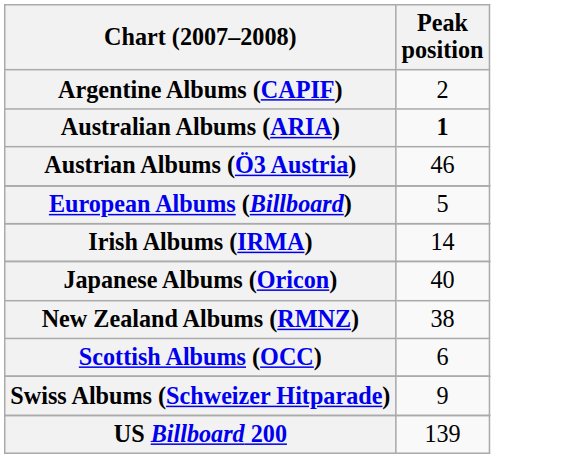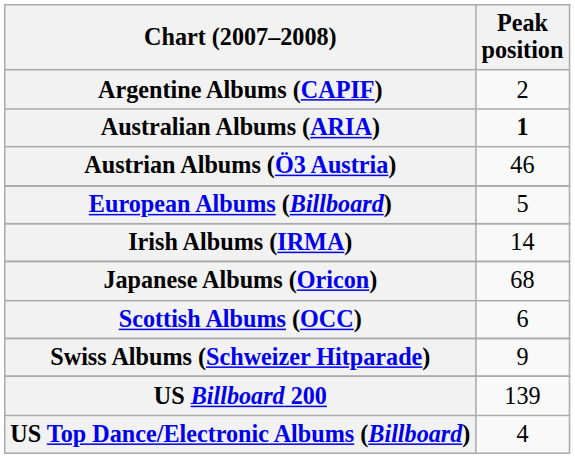(443, 280) 40 -> (522, 280) 68
- row: (200, 319)
+ row: (240, 434)
